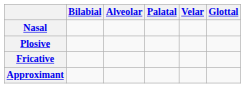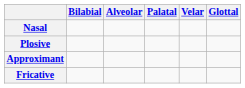rows swapped: (35, 59) <-> (35, 75)
